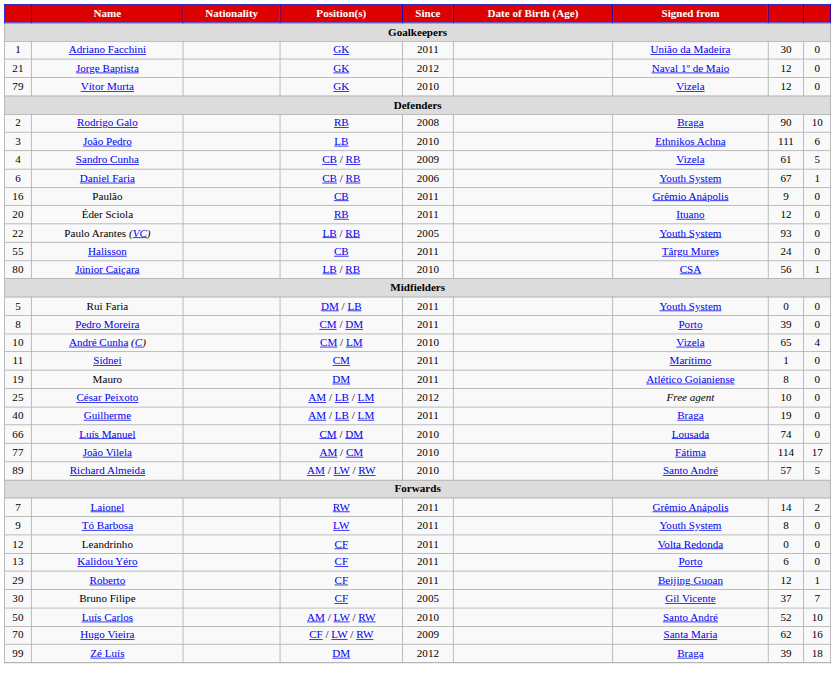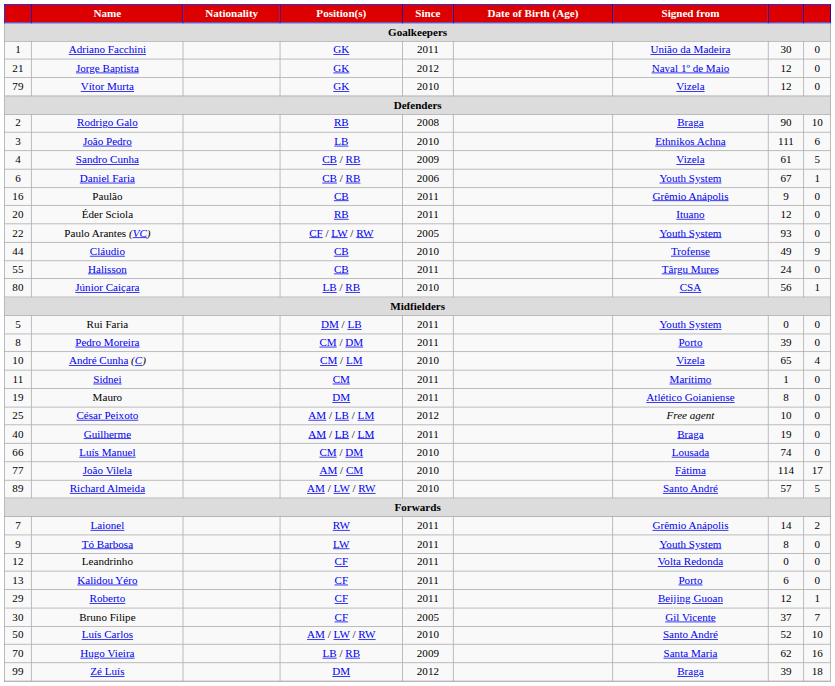(341, 233) LB / RB -> (341, 233) CF / LW / RW
+ row: (107, 251)
(341, 635) CF / LW / RW -> (341, 654) LB / RB
